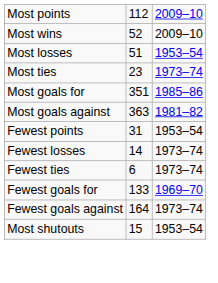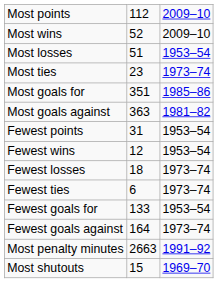+ row: (41, 151)
(135, 151) 14 -> (136, 170) 18
(179, 190) 1969–70 -> (186, 209) 1953–54
+ row: (65, 248)
(179, 229) 1953–54 -> (186, 268) 1969–70
